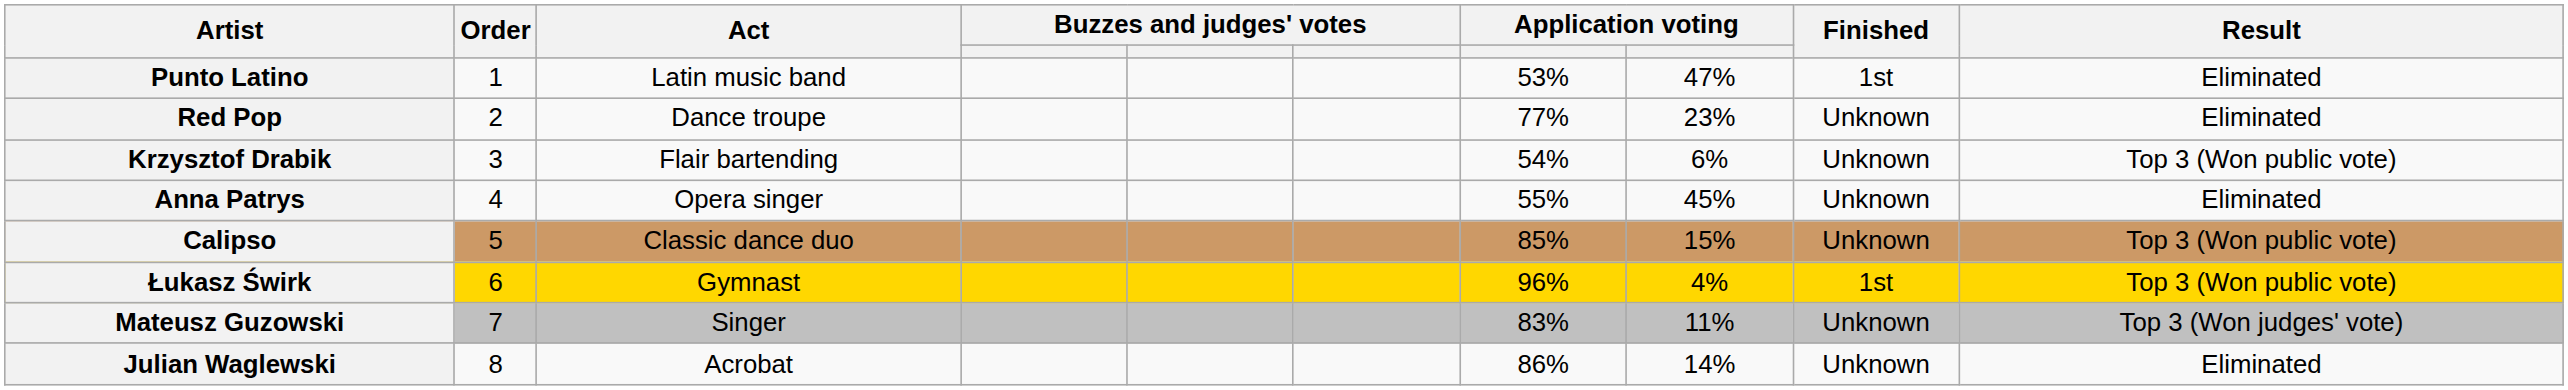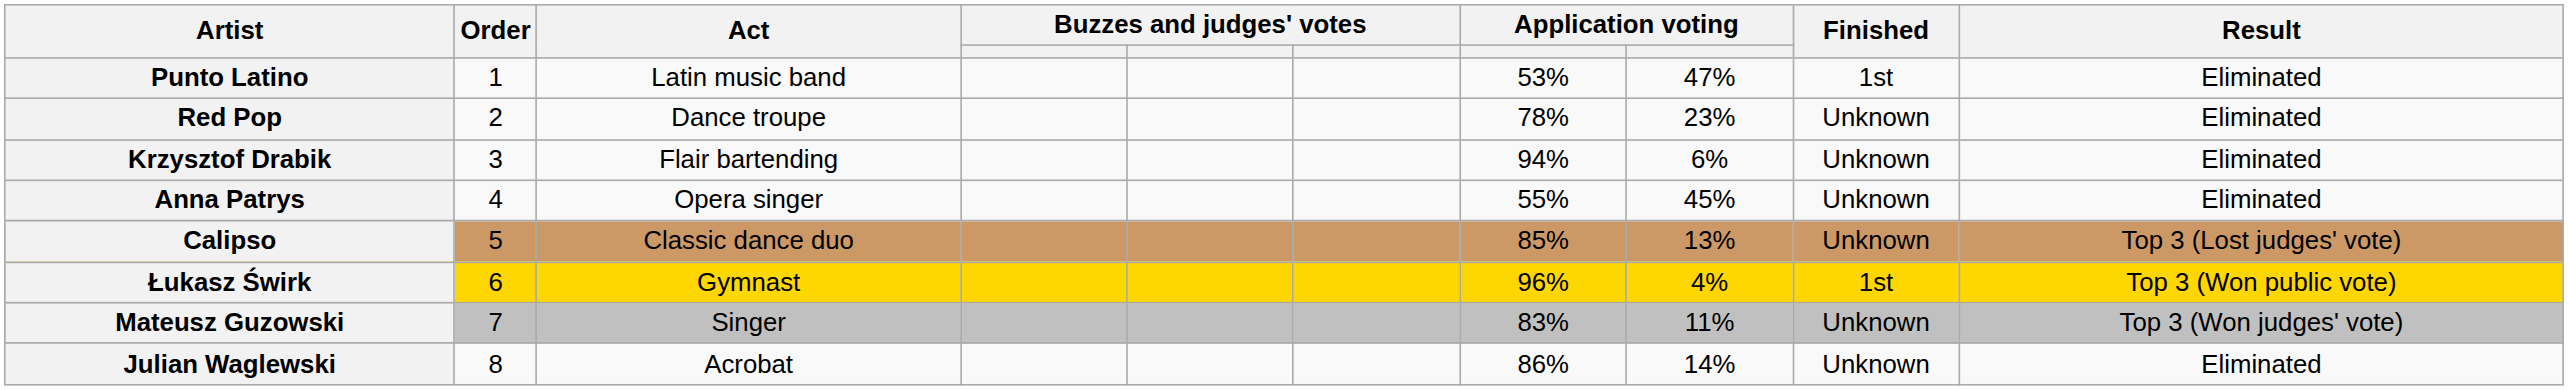(1543, 118) 77% -> (1543, 118) 78%
(1543, 159) 54% -> (1543, 159) 94%
(2261, 159) Top 3 (Won public vote) -> (2261, 159) Eliminated
(1710, 241) 15% -> (1710, 241) 13%
(2261, 241) Top 3 (Won public vote) -> (2261, 241) Top 3 (Lost judges' vote)
